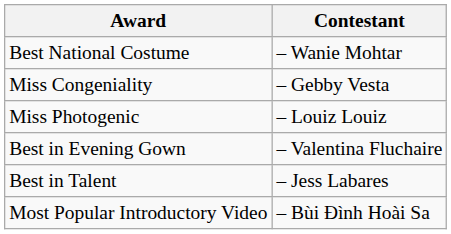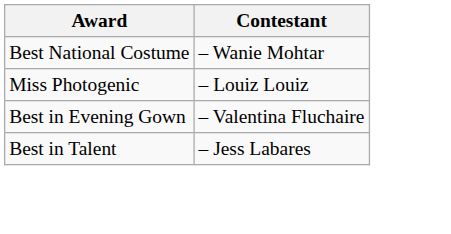- row: (81, 84)
- row: (138, 213)
